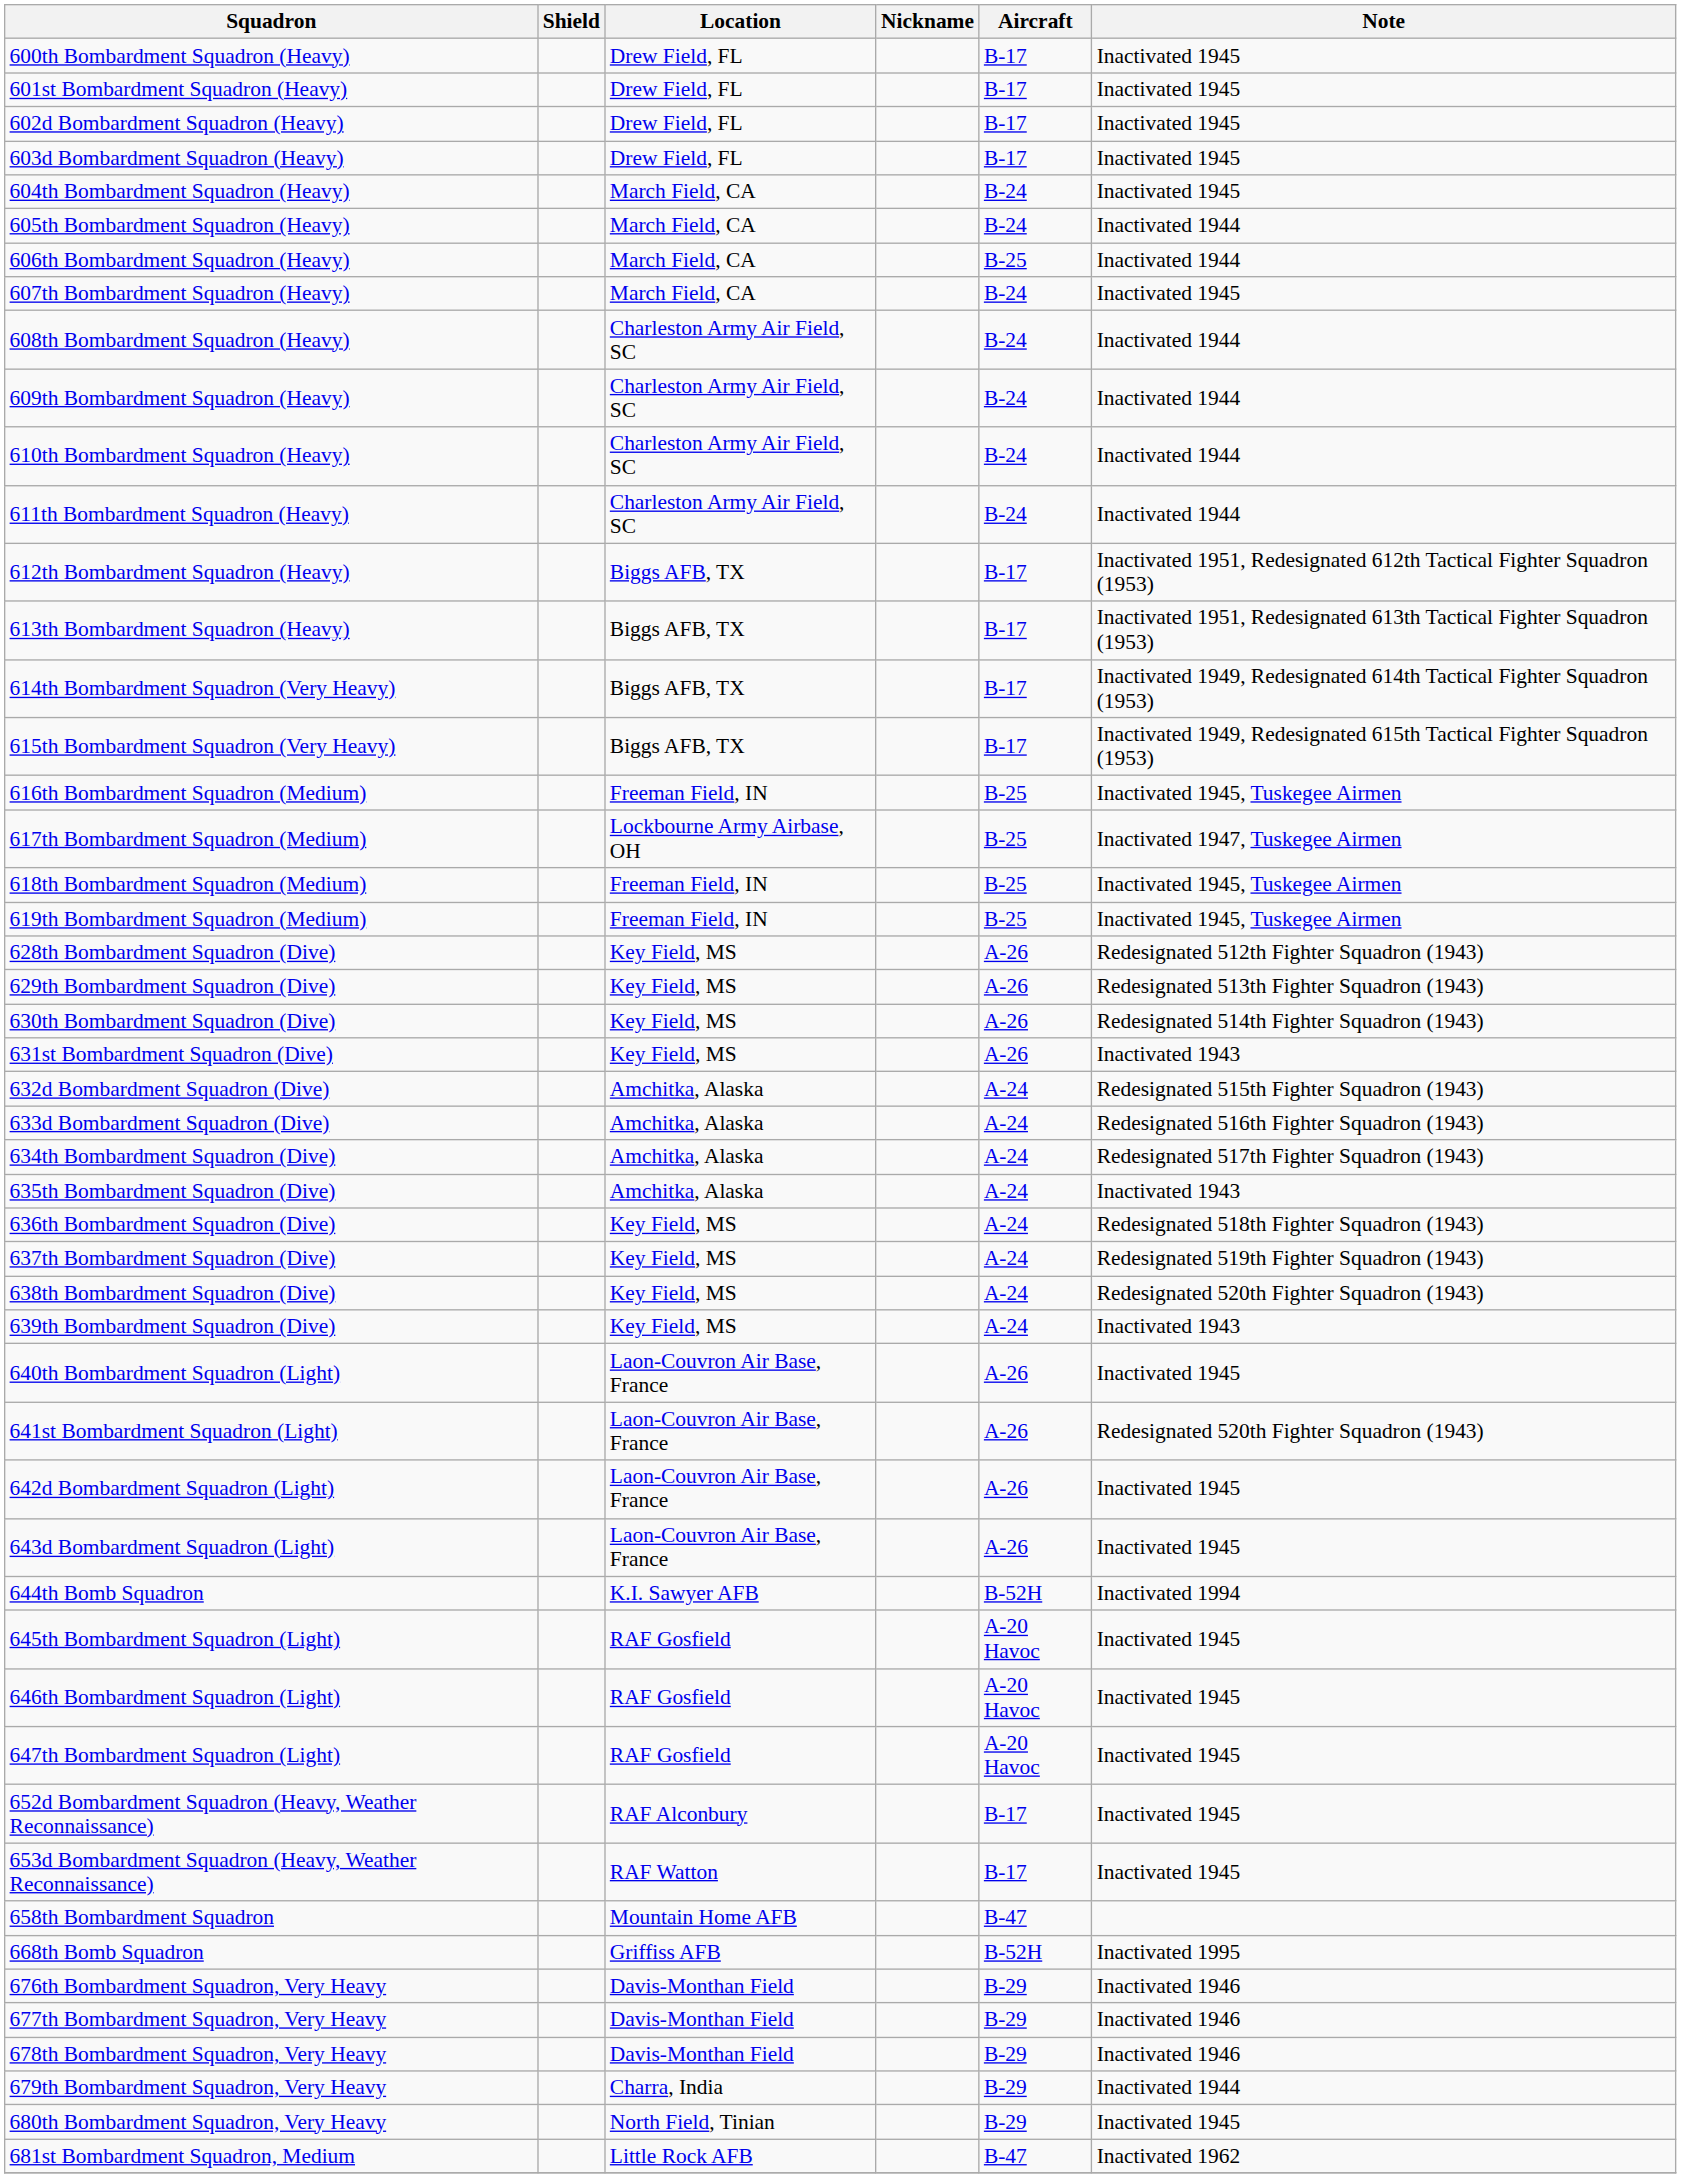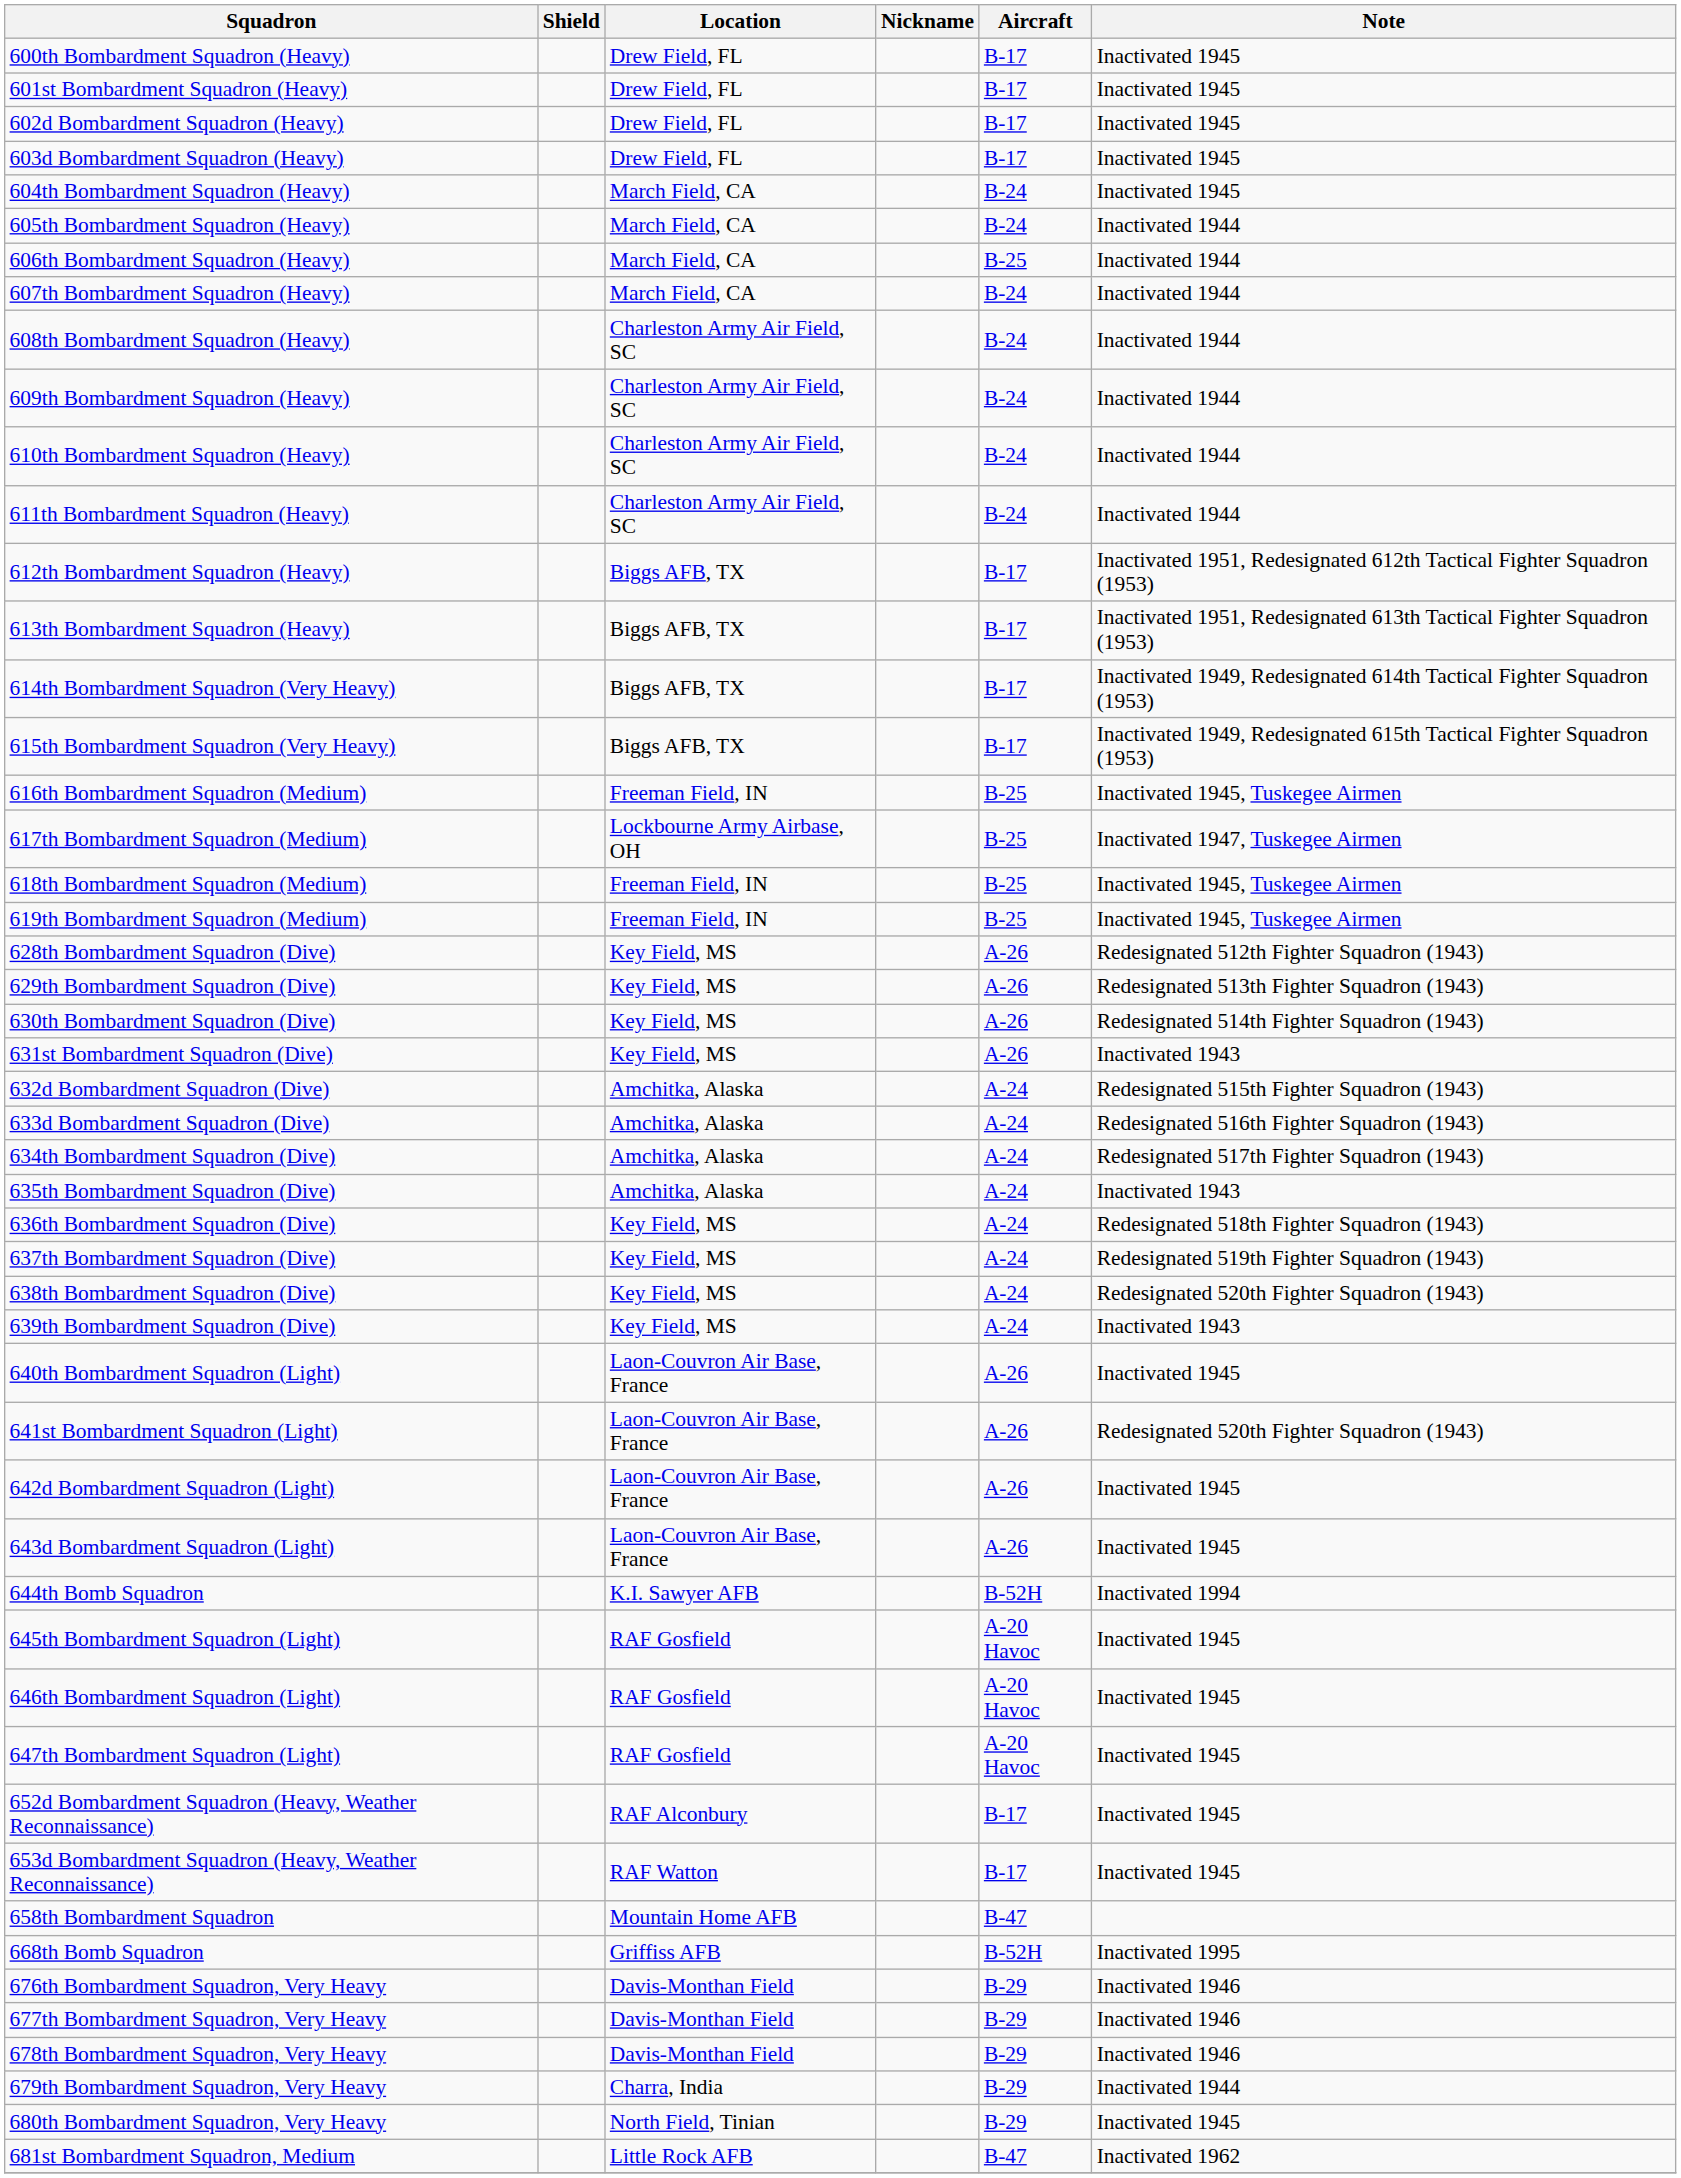(1168, 293) Inactivated 1945 -> (1168, 293) Inactivated 1944
